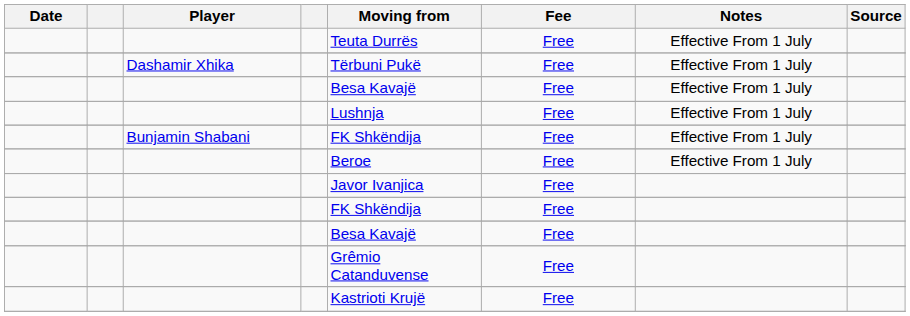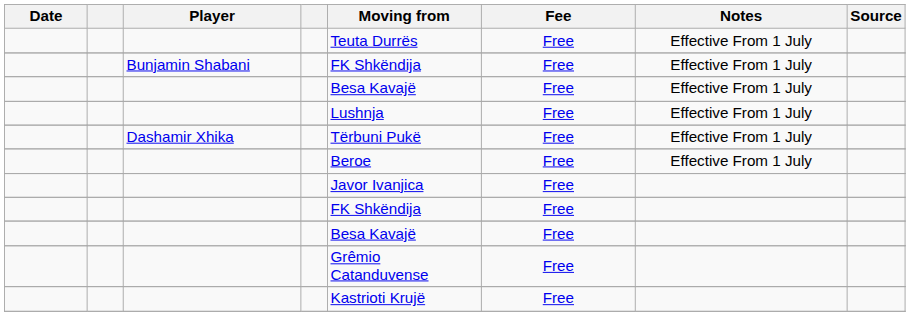rows swapped: (46, 65) <-> (46, 137)
